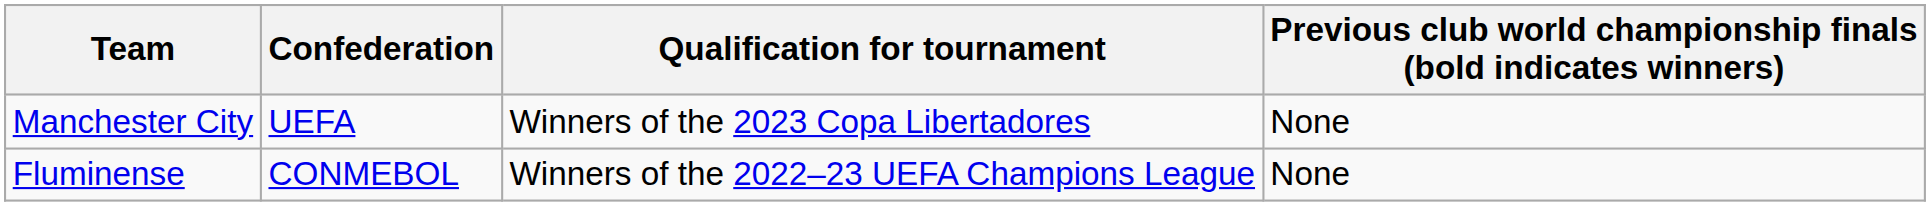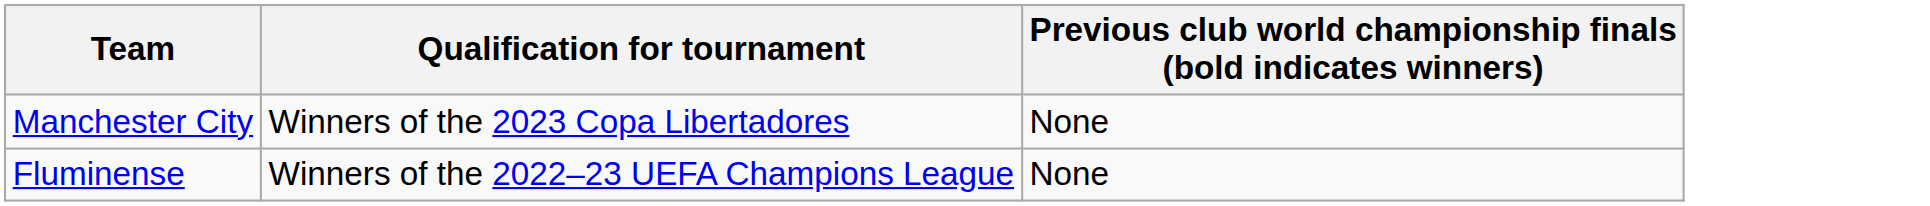- column: (381, 49)
